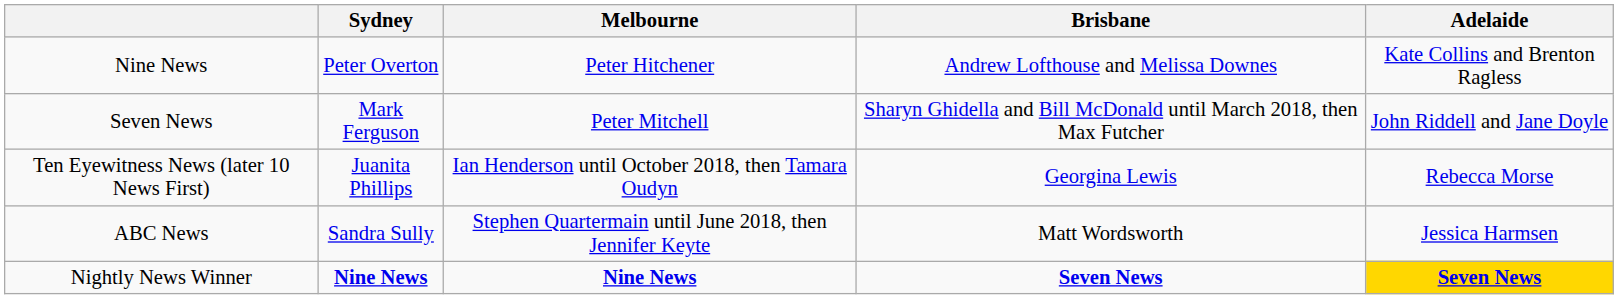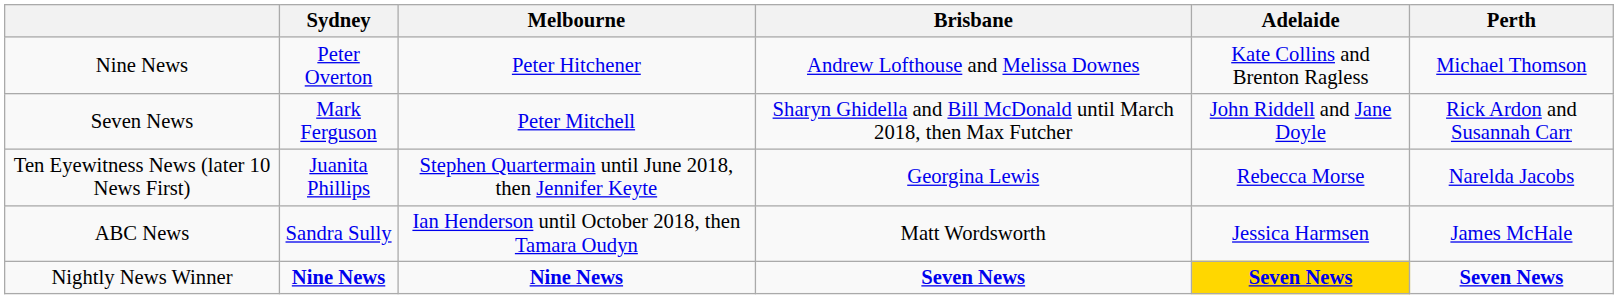+ column: (1511, 20)
(650, 177) Ian Henderson until October 2018, then Tamara Oudyn -> (576, 177) Stephen Quartermain until June 2018, then Jennifer Keyte
(650, 233) Stephen Quartermain until June 2018, then Jennifer Keyte -> (576, 233) Ian Henderson until October 2018, then Tamara Oudyn
